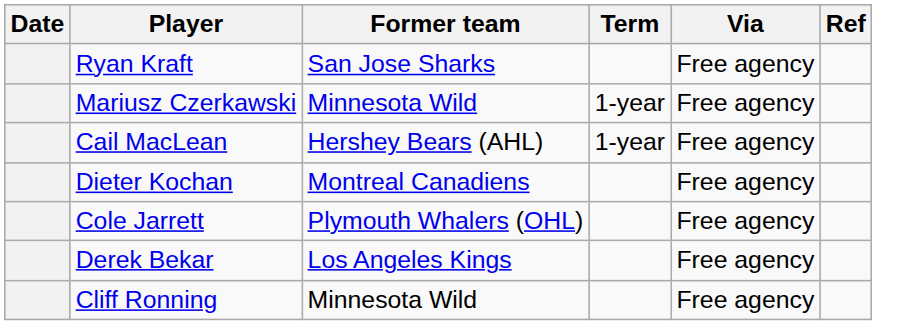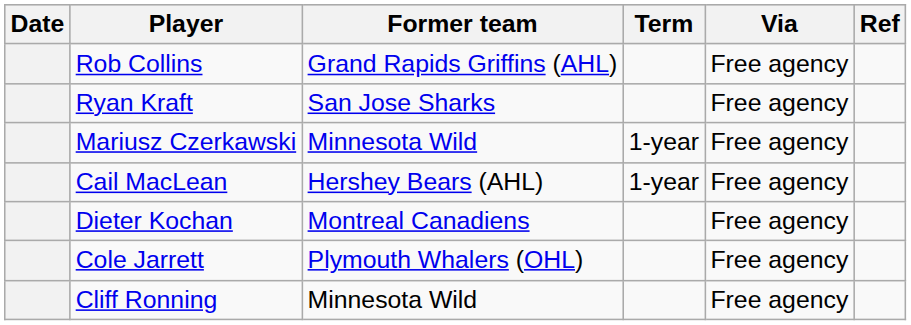+ row: (139, 63)
- row: (145, 260)
